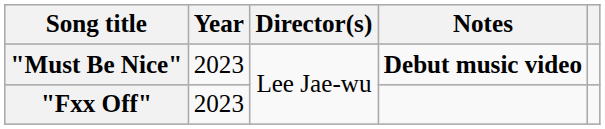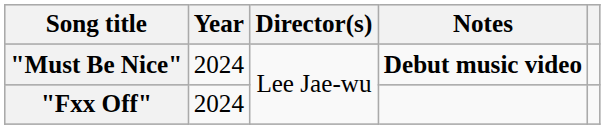(219, 64) 2023 -> (219, 64) 2024
(219, 104) 2023 -> (219, 104) 2024
